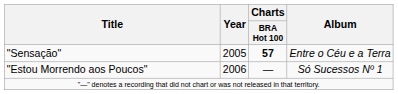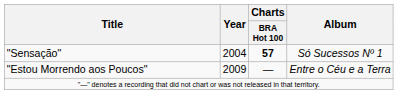(235, 53) 2005 -> (235, 53) 2004
(340, 53) Entre o Céu e a Terra -> (340, 53) Só Sucessos Nº 1
(235, 70) 2006 -> (235, 70) 2009
(340, 70) Só Sucessos Nº 1 -> (340, 70) Entre o Céu e a Terra
